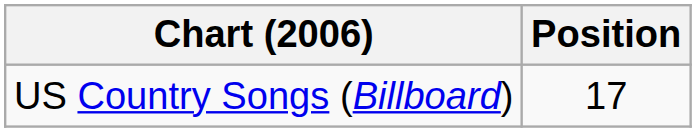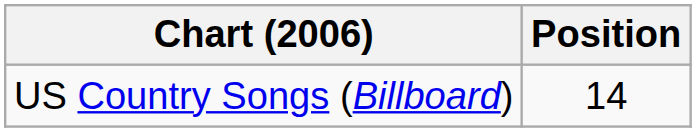(606, 95) 17 -> (606, 95) 14
